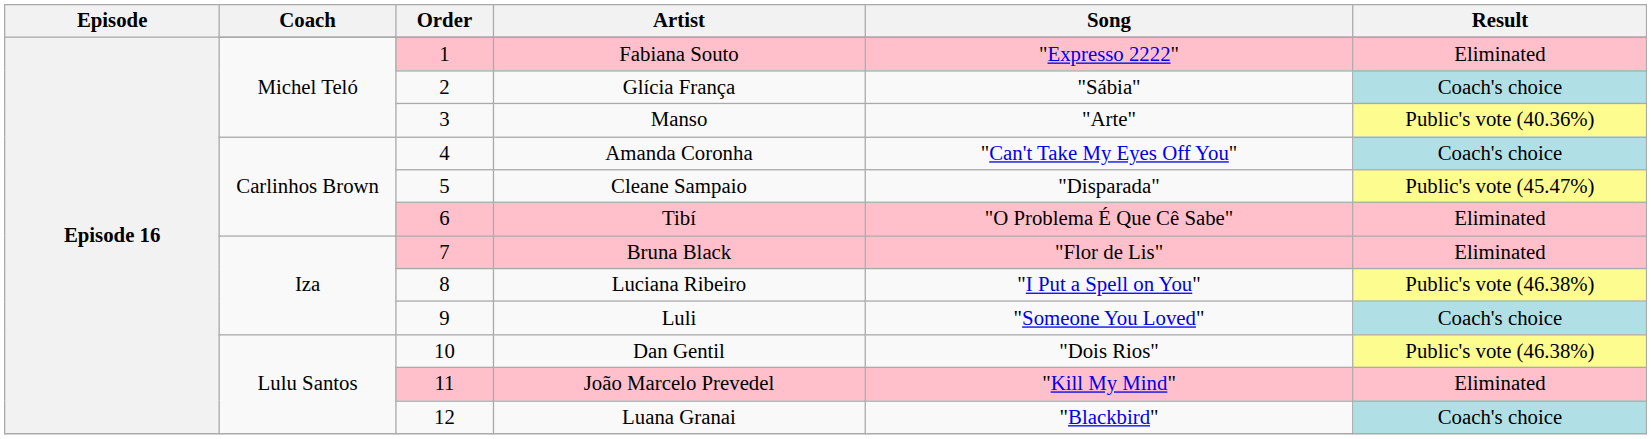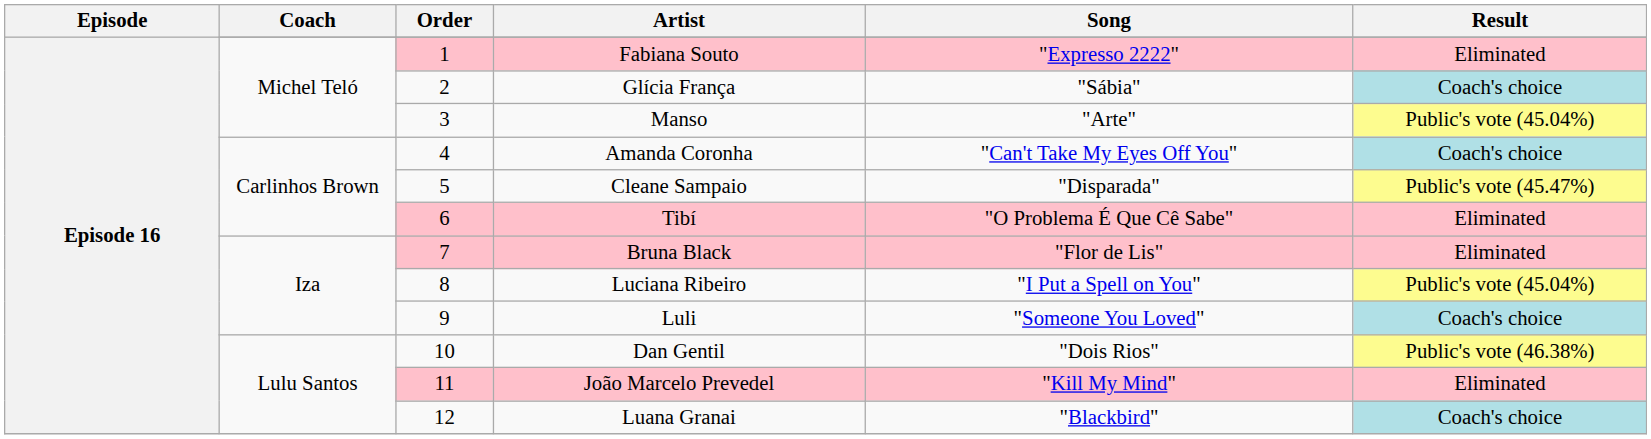(1500, 119) Public's vote (40.36%) -> (1500, 119) Public's vote (45.04%)
(1500, 284) Public's vote (46.38%) -> (1500, 284) Public's vote (45.04%)
